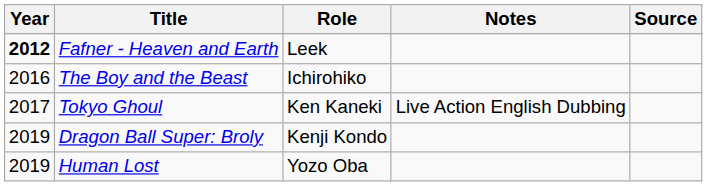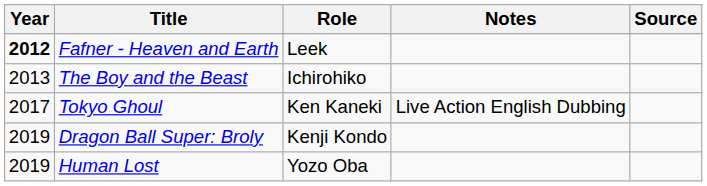(30, 78) 2016 -> (30, 78) 2013
